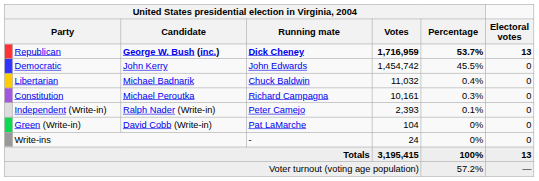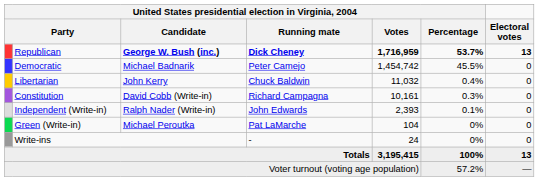(145, 66) John Kerry -> (158, 66) Michael Badnarik
(278, 66) John Edwards -> (277, 66) Peter Camejo
(158, 81) Michael Badnarik -> (145, 81) John Kerry
(159, 96) Michael Peroutka -> (167, 96) David Cobb (Write-in)
(277, 110) Peter Camejo -> (278, 110) John Edwards
(167, 125) David Cobb (Write-in) -> (159, 125) Michael Peroutka
